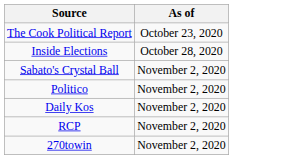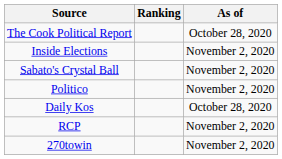+ column: (159, 13)
(181, 32) October 23, 2020 -> (230, 32) October 28, 2020
(181, 51) October 28, 2020 -> (230, 51) November 2, 2020
(181, 107) November 2, 2020 -> (230, 107) October 28, 2020
